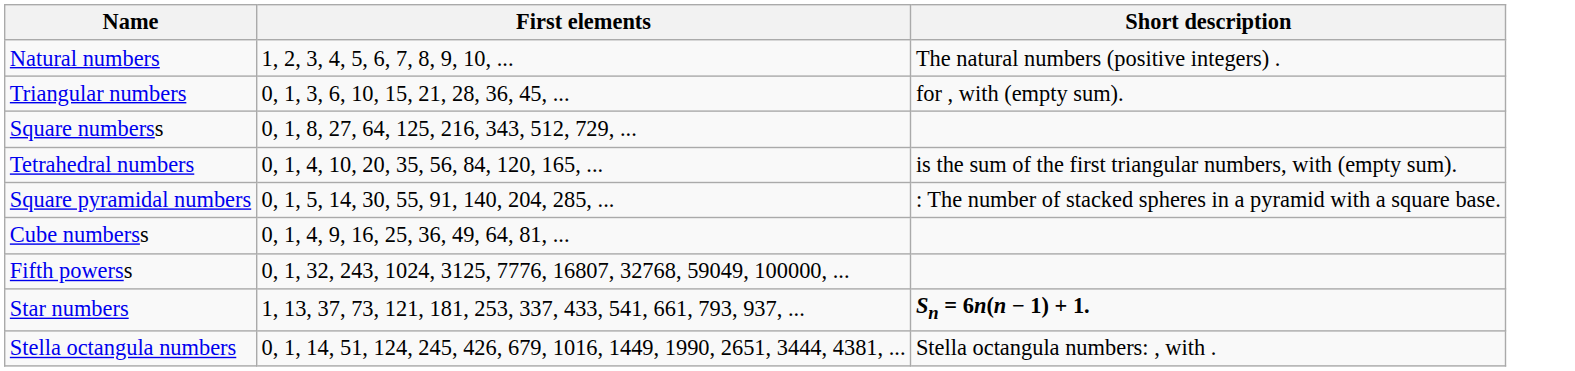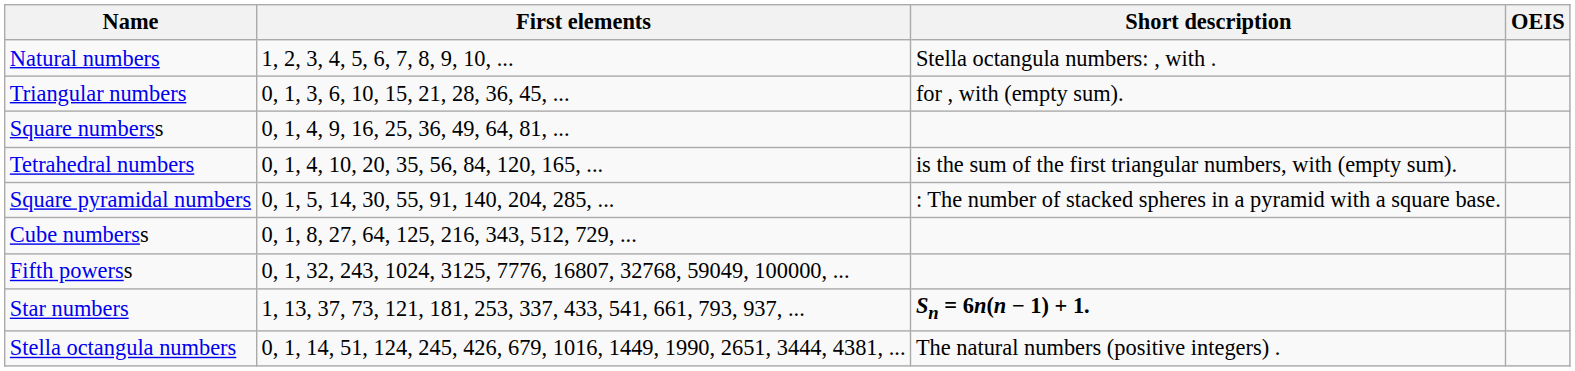+ column: (1538, 22)
(1098, 57) The natural numbers (positive integers) . -> (1066, 57) Stella octangula numbers: , with .
(449, 128) 0, 1, 8, 27, 64, 125, 216, 343, 512, 729, ... -> (416, 128) 0, 1, 4, 9, 16, 25, 36, 49, 64, 81, ...
(416, 235) 0, 1, 4, 9, 16, 25, 36, 49, 64, 81, ... -> (449, 235) 0, 1, 8, 27, 64, 125, 216, 343, 512, 729, ...
(1066, 347) Stella octangula numbers: , with . -> (1098, 347) The natural numbers (positive integers) .
